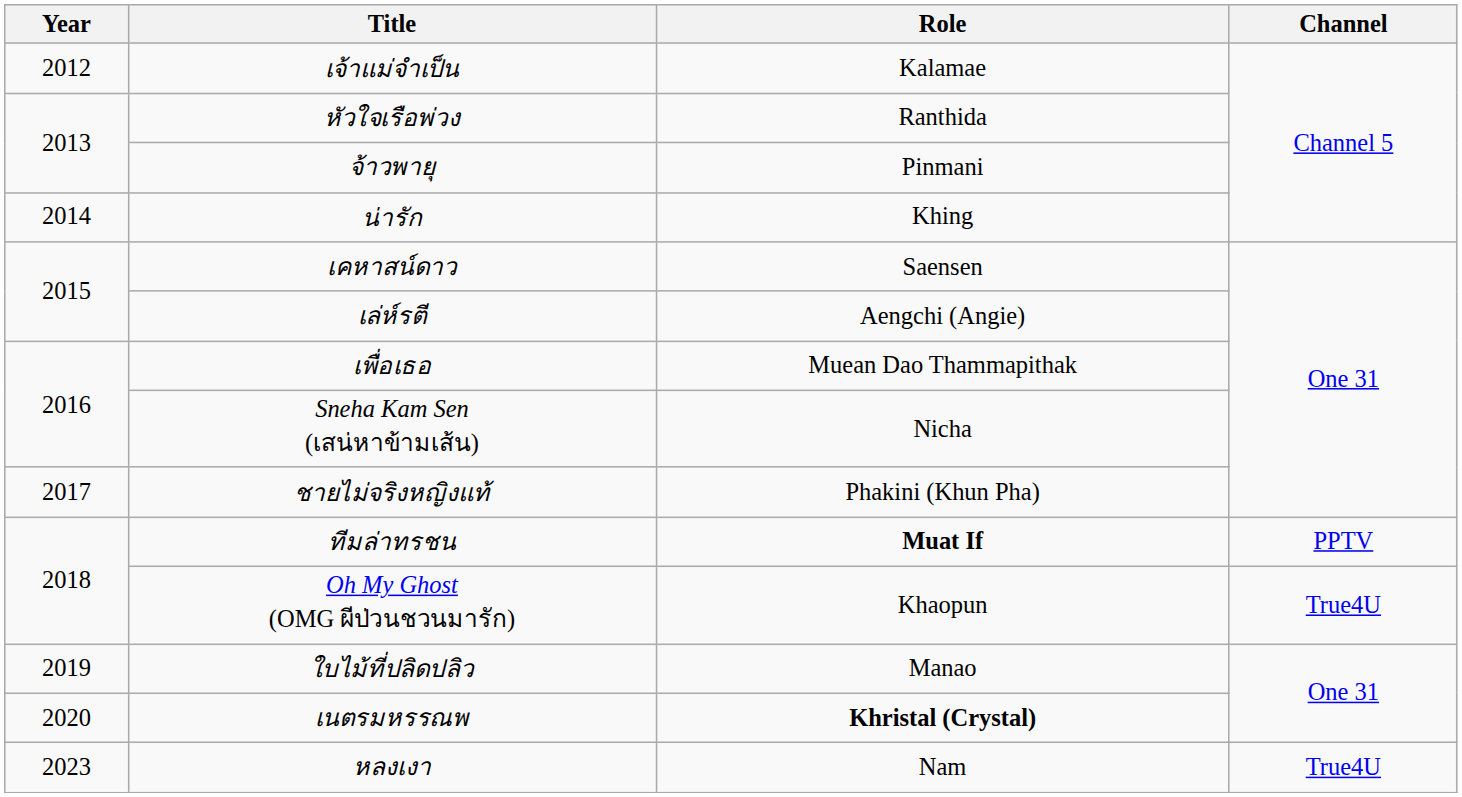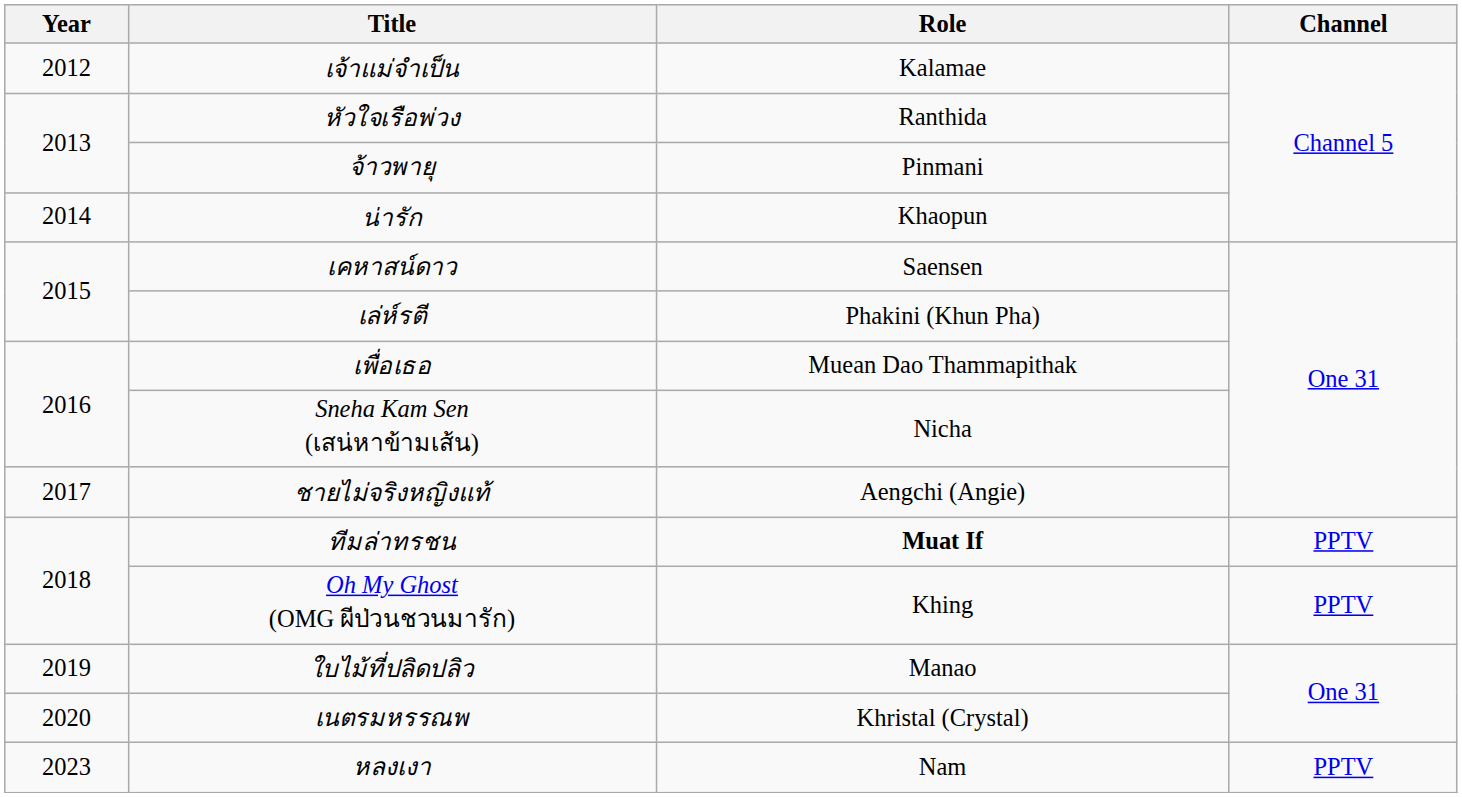(943, 216) Khing -> (943, 216) Khaopun
(943, 315) Aengchi (Angie) -> (943, 315) Phakini (Khun Pha)
(943, 491) Phakini (Khun Pha) -> (943, 491) Aengchi (Angie)
(943, 604) Khaopun -> (943, 604) Khing
(1343, 604) True4U -> (1343, 604) PPTV
(943, 717) bold -> (943, 717) normal
(1343, 767) True4U -> (1343, 767) PPTV
